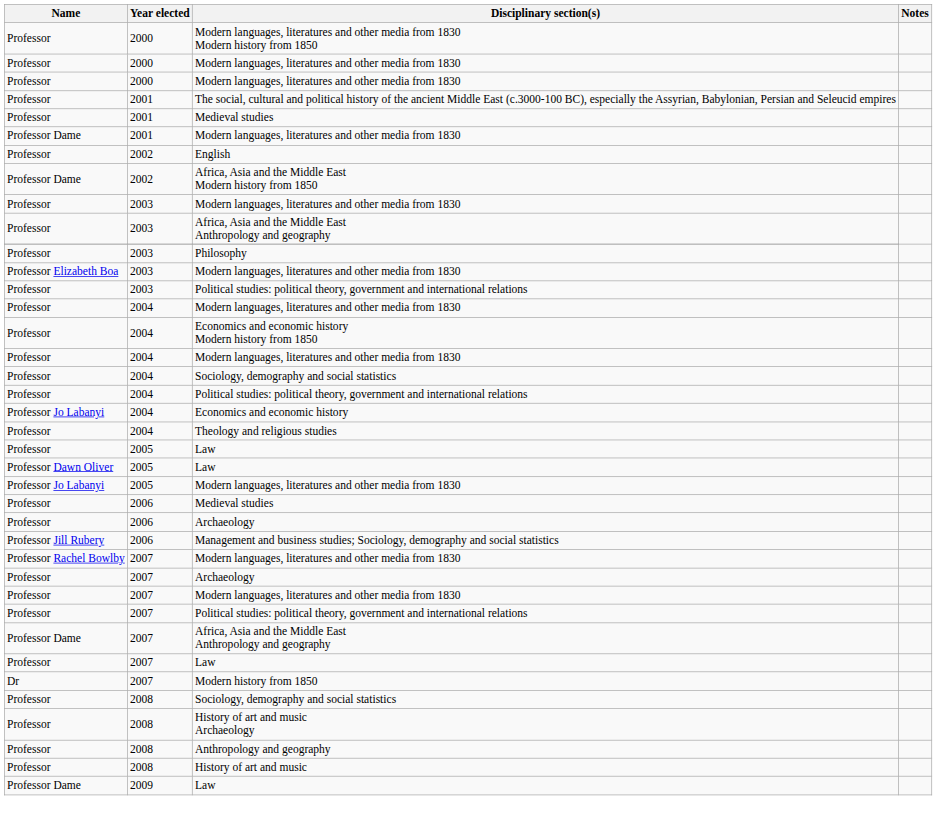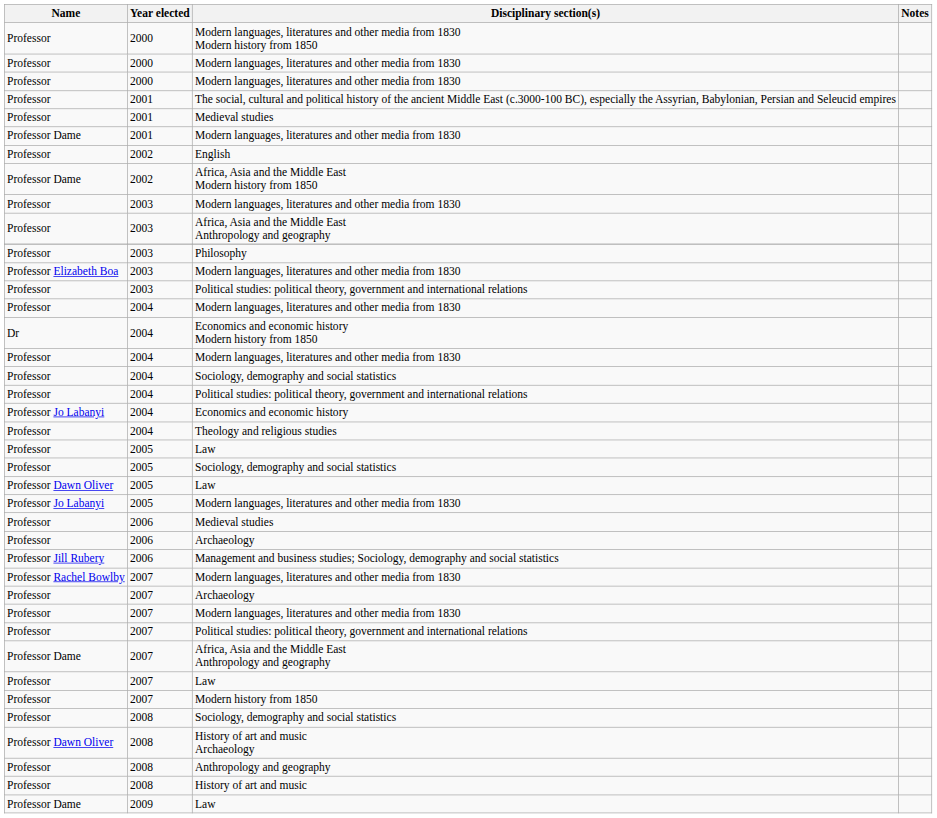(29, 333) Professor -> (13, 333) Dr
+ row: (142, 467)
(13, 681) Dr -> (29, 699) Professor
(29, 724) Professor -> (60, 742) Professor Dawn Oliver
